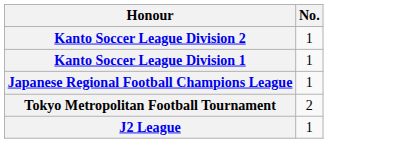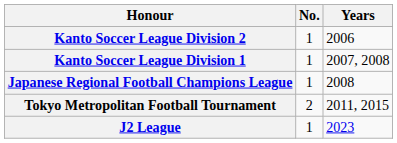+ column: (358, 15)
